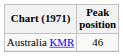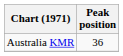(98, 42) 46 -> (98, 42) 36
